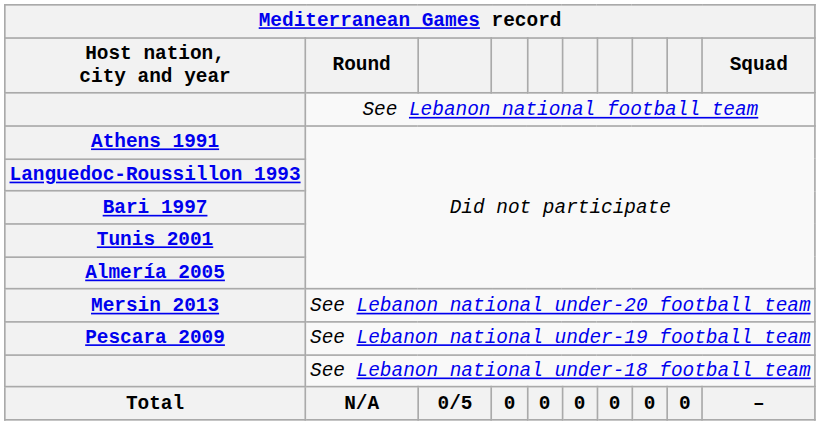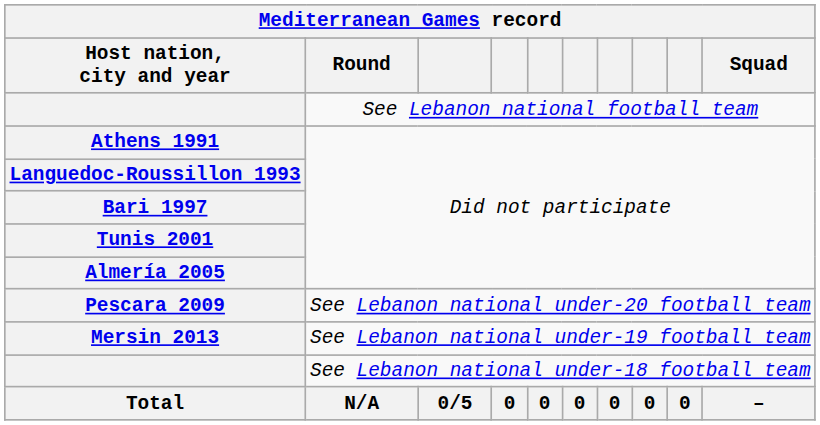(155, 305) Mersin 2013 -> (155, 305) Pescara 2009
(155, 338) Pescara 2009 -> (155, 338) Mersin 2013
